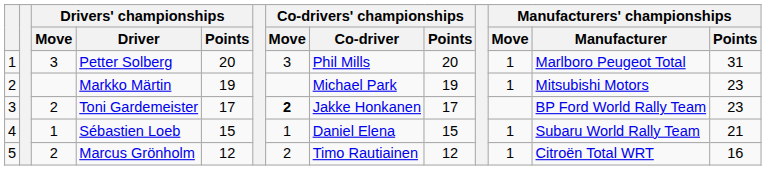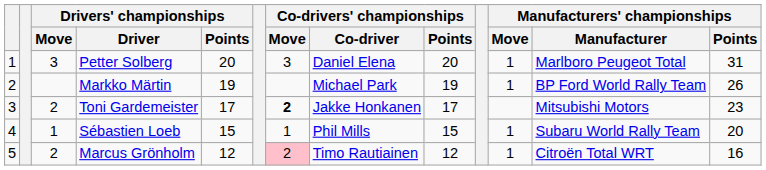(341, 61) Phil Mills -> (354, 61) Daniel Elena
(592, 84) Mitsubishi Motors -> (621, 84) BP Ford World Rally Team
(735, 84) 23 -> (735, 84) 26
(621, 107) BP Ford World Rally Team -> (592, 107) Mitsubishi Motors
(354, 130) Daniel Elena -> (341, 130) Phil Mills
(735, 130) 21 -> (735, 130) 20
(287, 153) no background -> (287, 153) pink background
